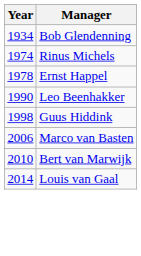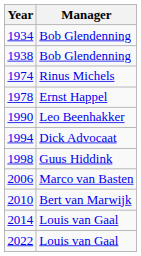+ row: (20, 55)
+ row: (20, 138)
+ row: (20, 240)
